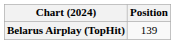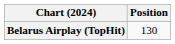(149, 30) 139 -> (149, 30) 130
